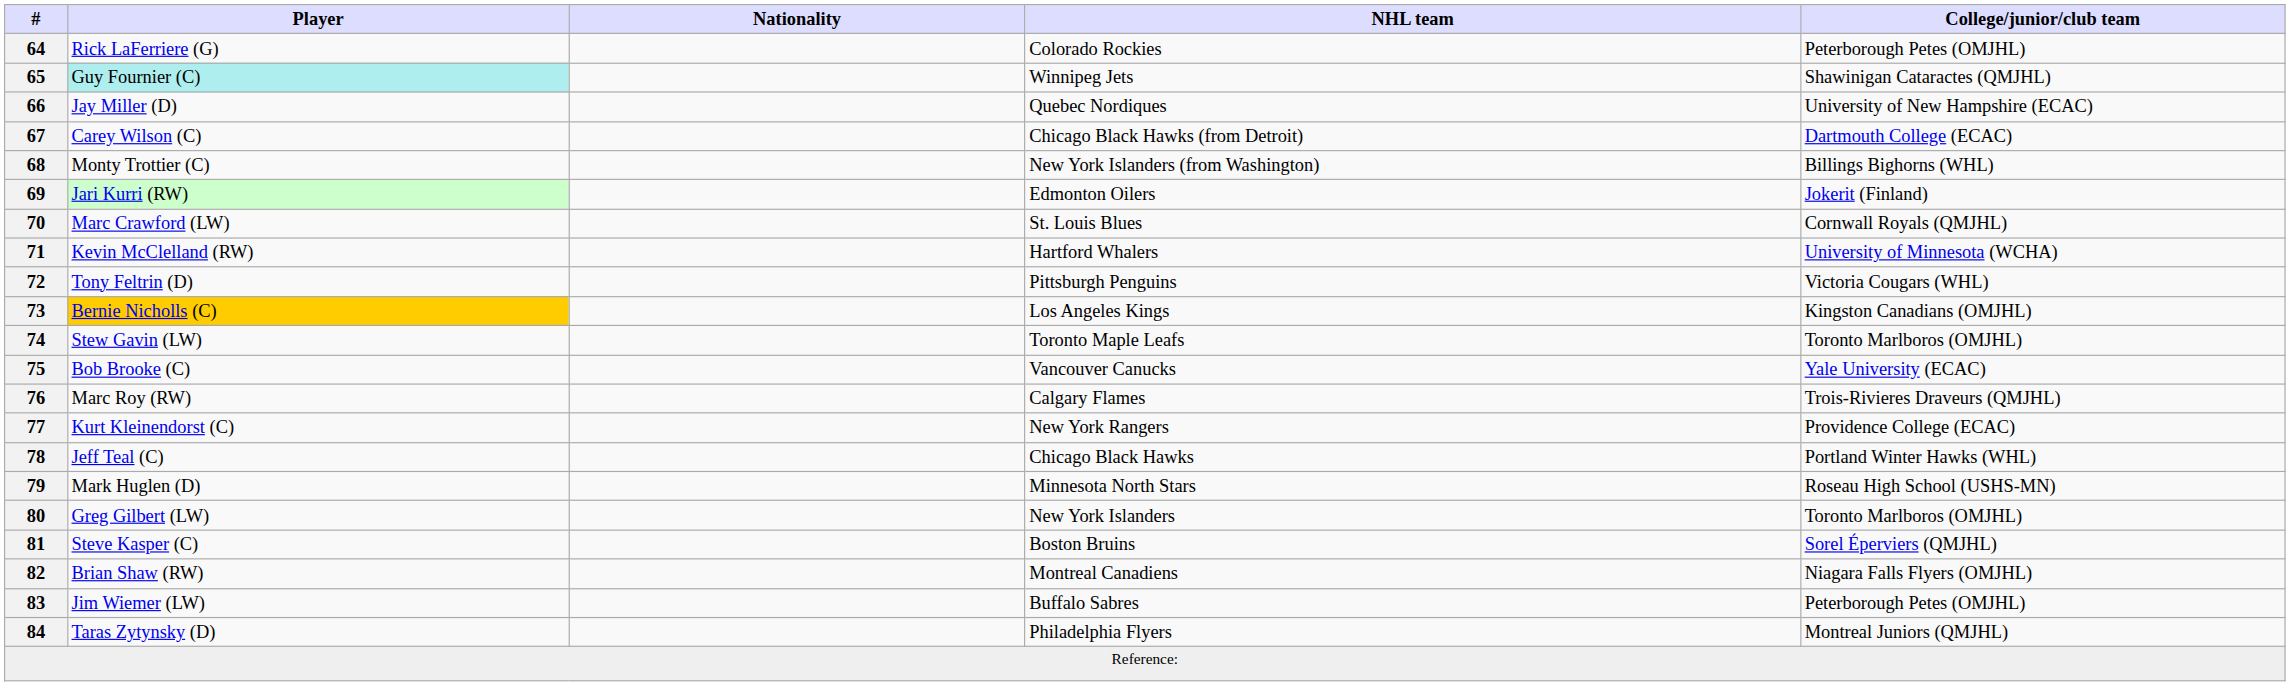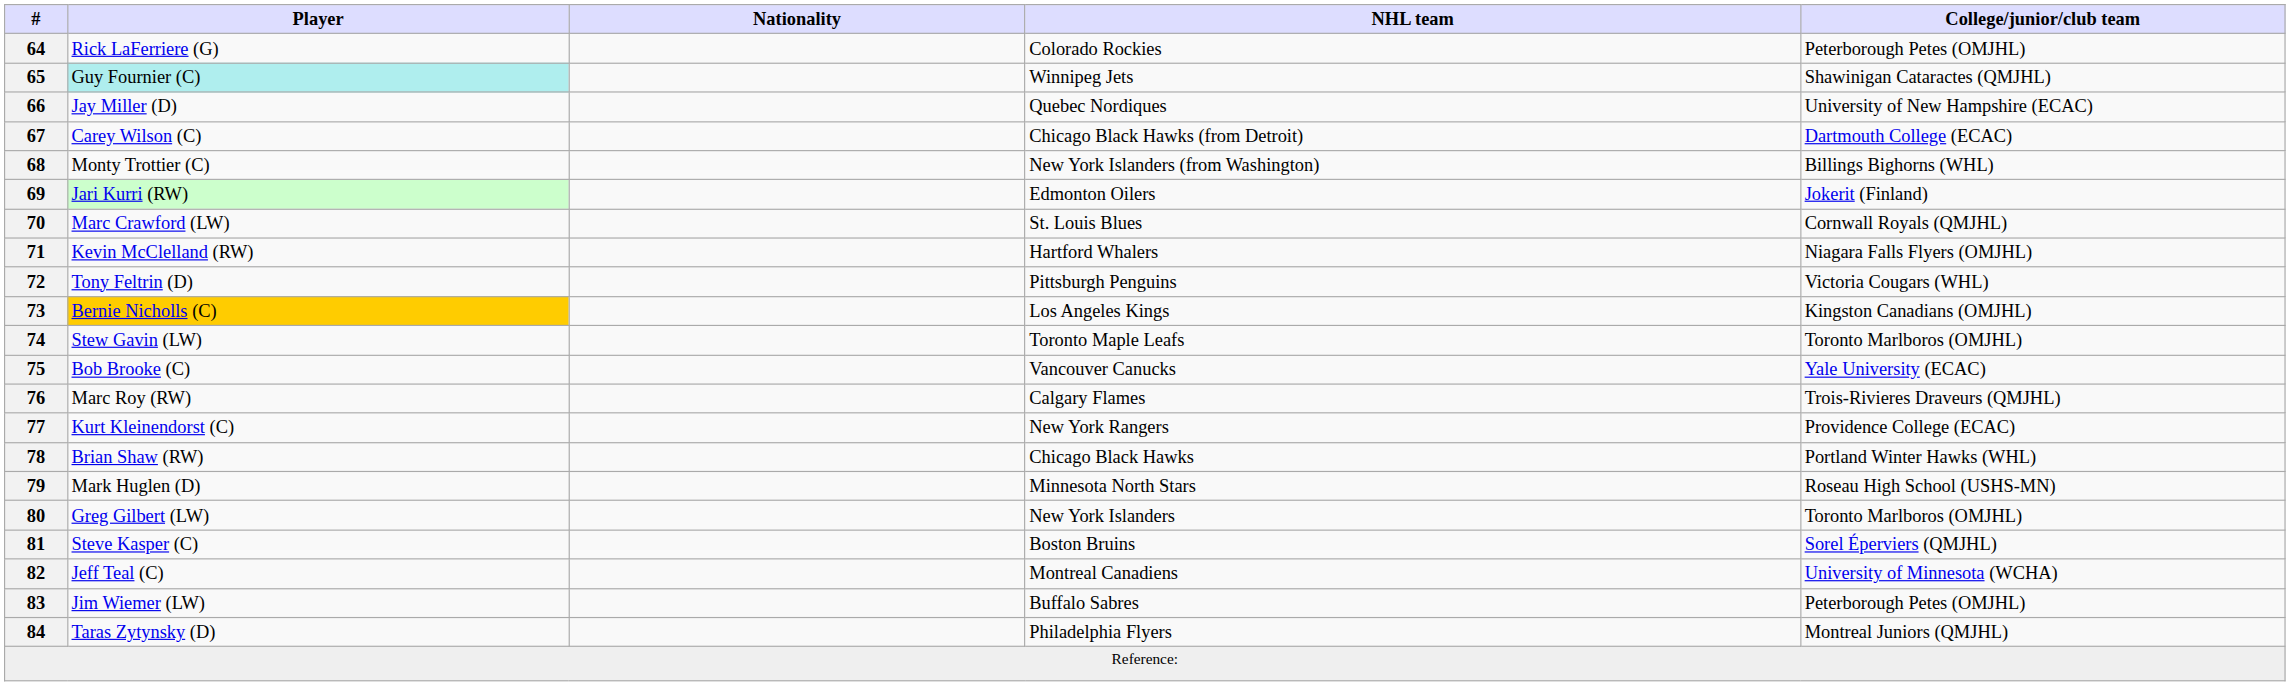(1931, 252) University of Minnesota (WCHA) -> (1918, 252) Niagara Falls Flyers (OMJHL)
(118, 456) Jeff Teal (C) -> (137, 456) Brian Shaw (RW)
(137, 573) Brian Shaw (RW) -> (118, 573) Jeff Teal (C)
(1918, 573) Niagara Falls Flyers (OMJHL) -> (1931, 573) University of Minnesota (WCHA)
